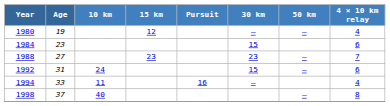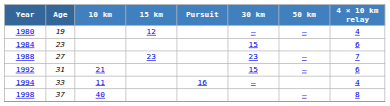(100, 70) 24 -> (100, 70) 21
